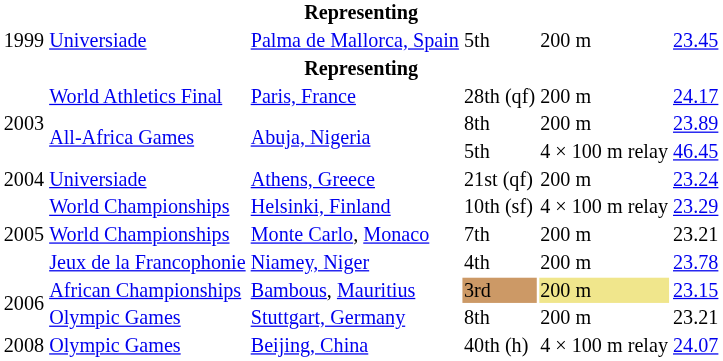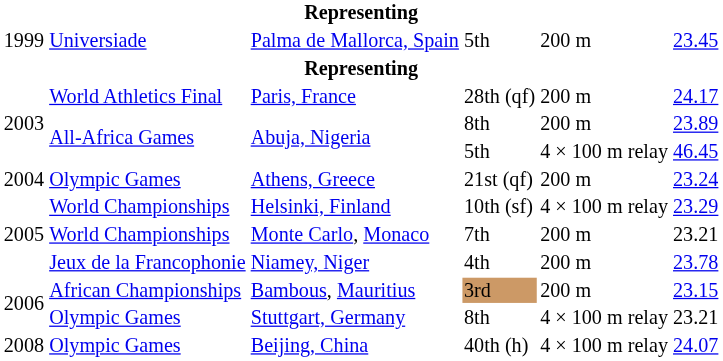(98, 179) Universiade -> (115, 179) Olympic Games
(566, 290) khaki background -> (566, 290) no background
(566, 317) 200 m -> (604, 317) 4 × 100 m relay
